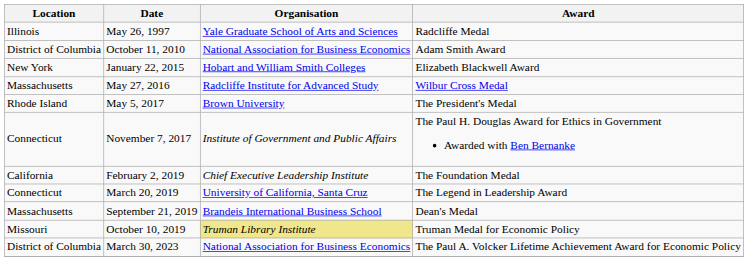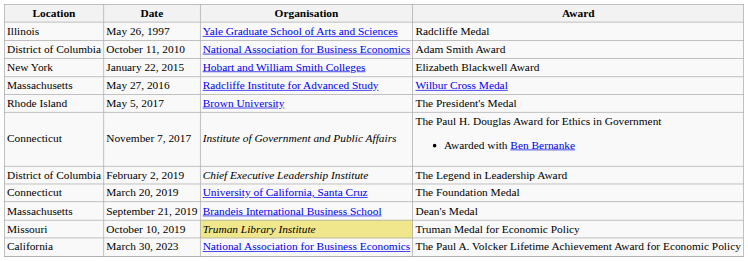(30, 175) California -> (54, 175) District of Columbia
(468, 175) The Foundation Medal -> (491, 175) The Legend in Leadership Award
(491, 193) The Legend in Leadership Award -> (468, 193) The Foundation Medal
(54, 247) District of Columbia -> (30, 247) California
